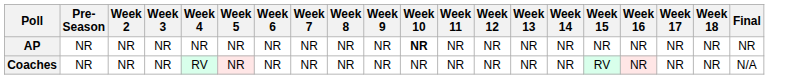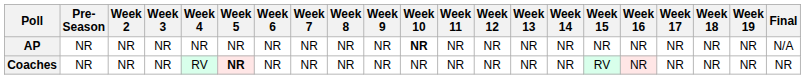+ column: (748, 21)
(747, 46) NR -> (783, 46) N/A
(236, 65) normal -> (236, 65) bold
(747, 65) N/A -> (783, 65) NR
